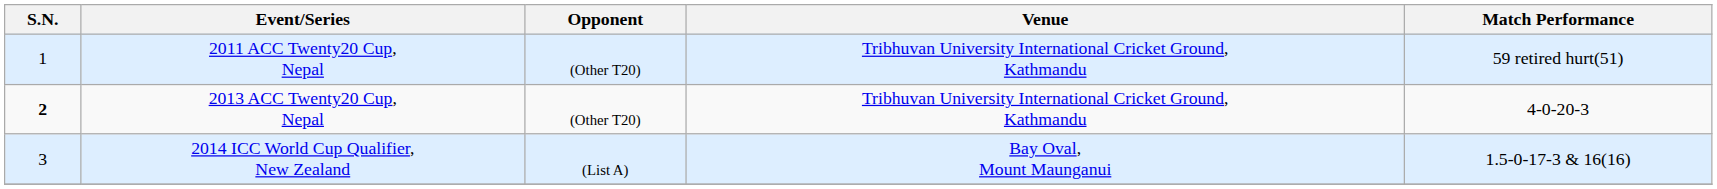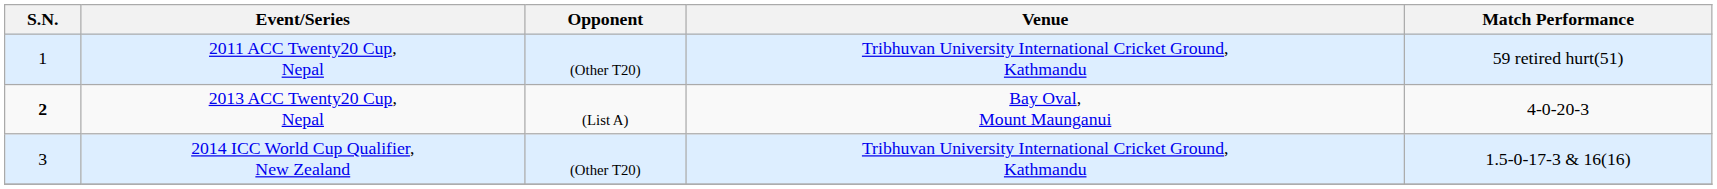(605, 120) (Other T20) -> (605, 120) (List A)
(1045, 109) Tribhuvan University International Cricket Ground, Kathmandu -> (1045, 109) Bay Oval, Mount Maunganui
(605, 171) (List A) -> (605, 171) (Other T20)
(1045, 159) Bay Oval, Mount Maunganui -> (1045, 159) Tribhuvan University International Cricket Ground, Kathmandu
